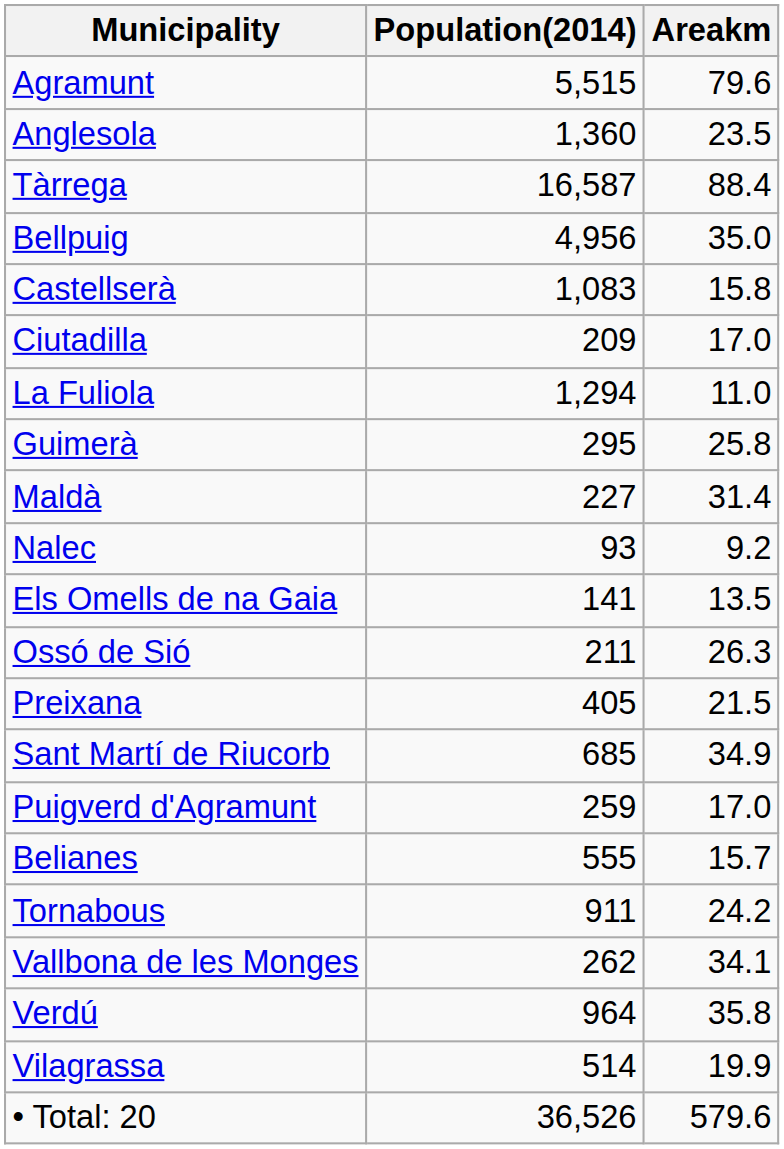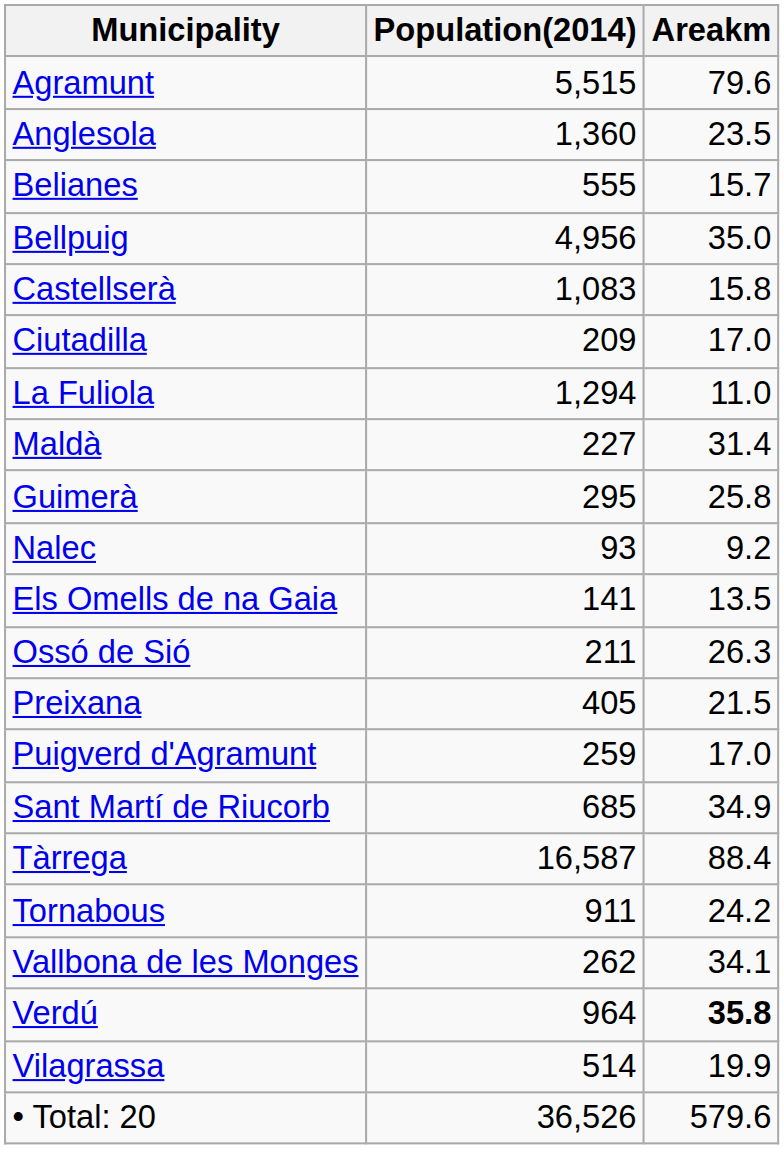rows swapped: (75, 858) <-> (70, 185)
rows swapped: (75, 444) <-> (57, 496)
rows swapped: (164, 806) <-> (171, 755)
(740, 1013) normal -> (740, 1013) bold
